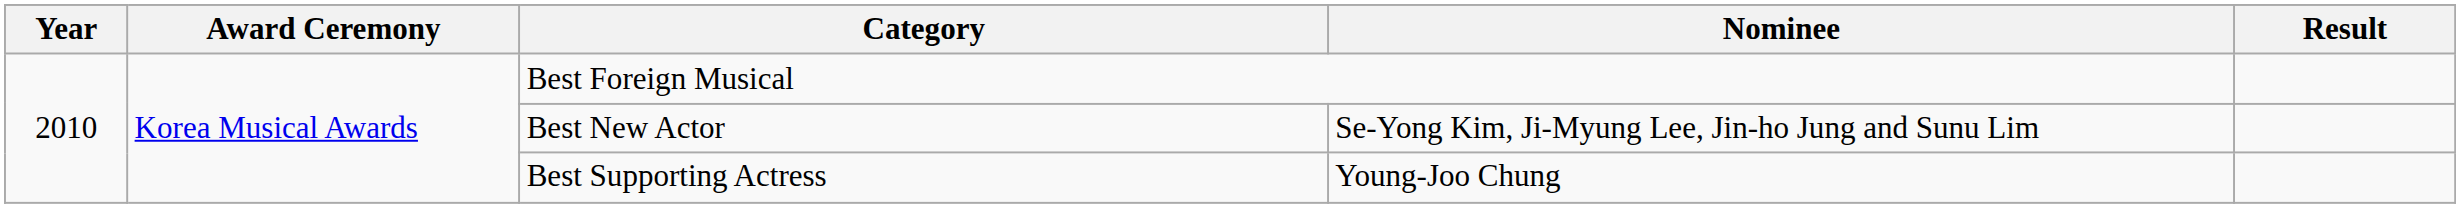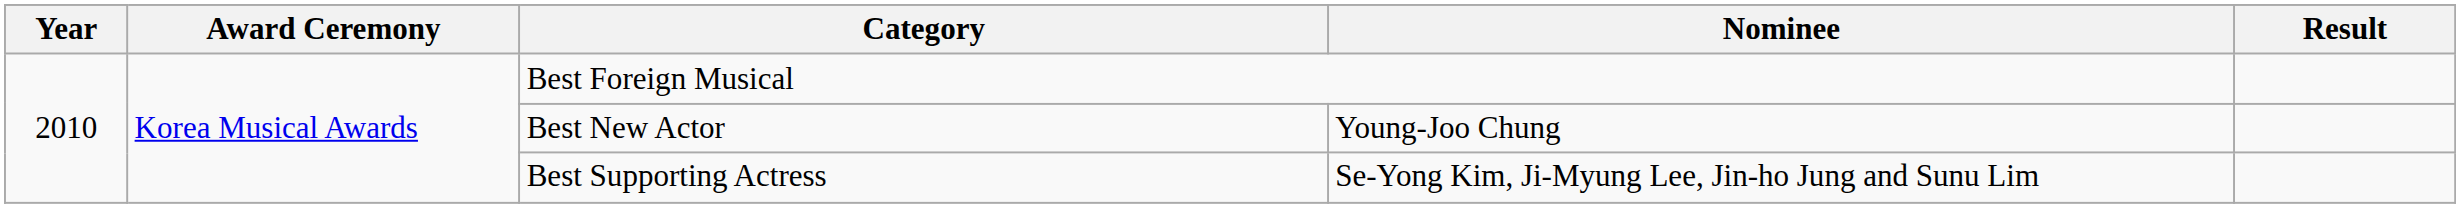(1687, 127) Se-Yong Kim, Ji-Myung Lee, Jin-ho Jung and Sunu Lim -> (1448, 127) Young-Joo Chung
(1448, 176) Young-Joo Chung -> (1687, 176) Se-Yong Kim, Ji-Myung Lee, Jin-ho Jung and Sunu Lim
